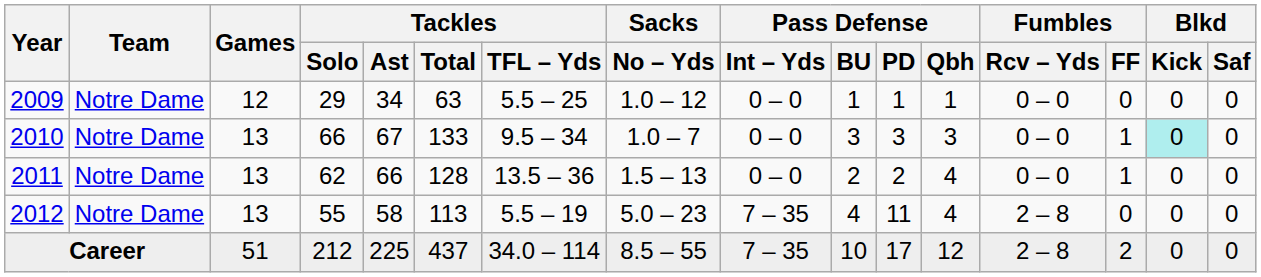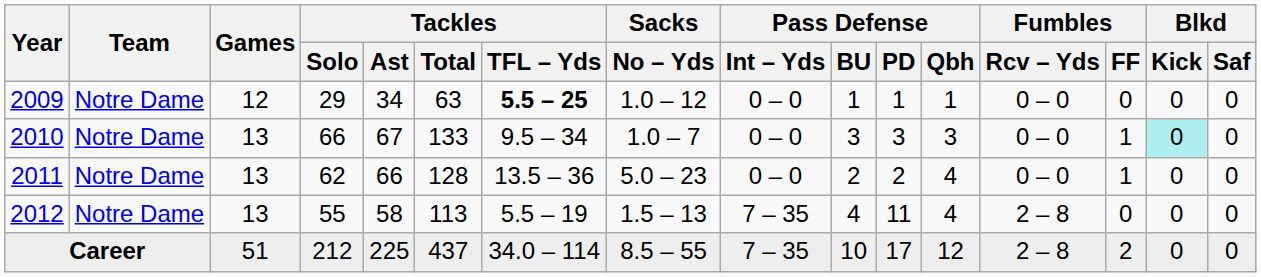(544, 99) normal -> (544, 99) bold
(664, 175) 1.5 – 13 -> (664, 175) 5.0 – 23
(664, 213) 5.0 – 23 -> (664, 213) 1.5 – 13
